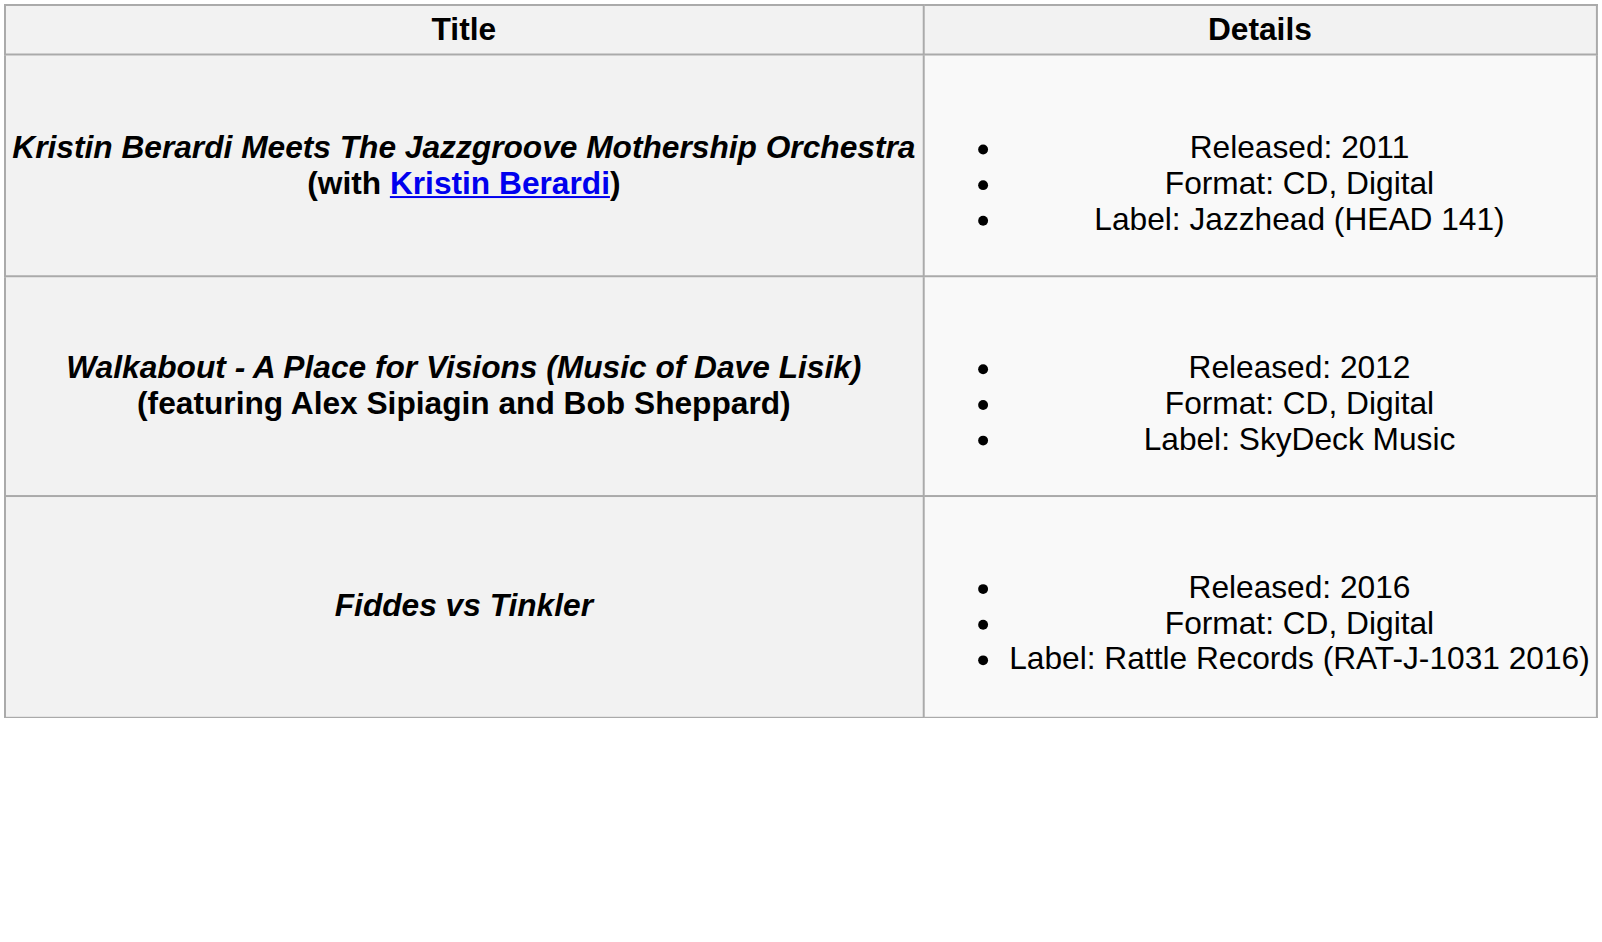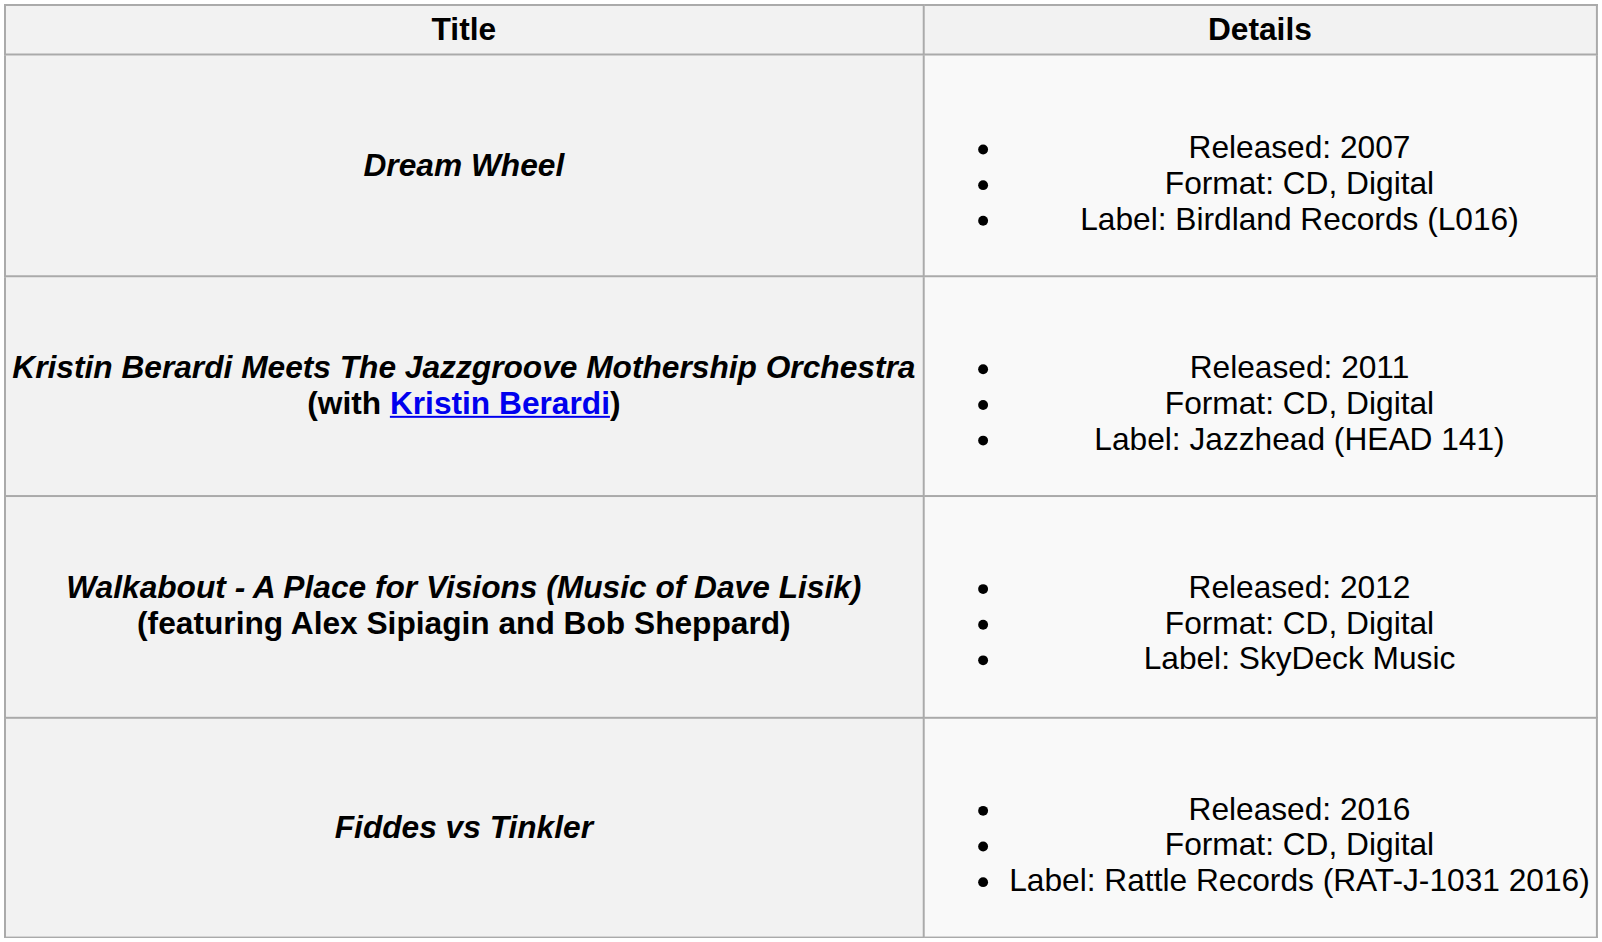+ row: (464, 165)
